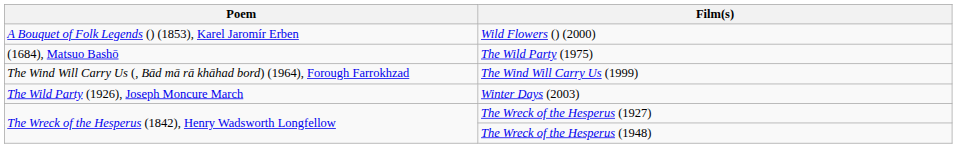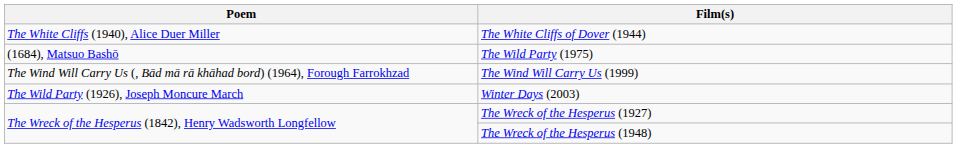+ row: (563, 34)
- row: (538, 34)
